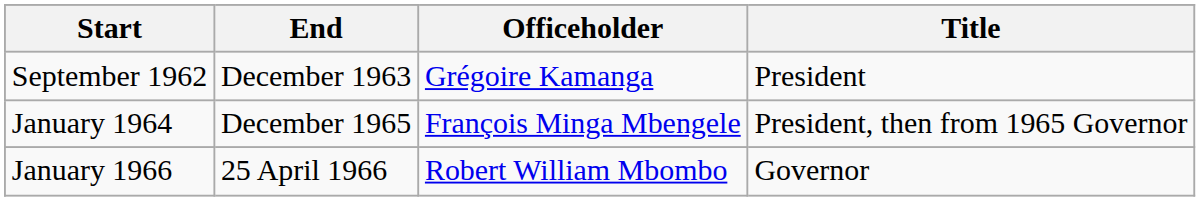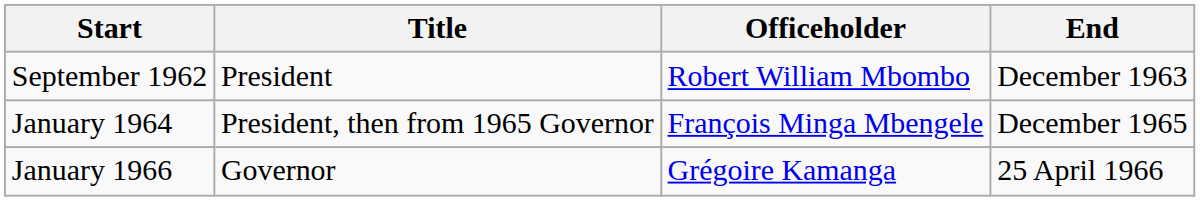columns swapped: (316, 28) <-> (971, 28)
(539, 75) Grégoire Kamanga -> (819, 75) Robert William Mbombo
(576, 170) Robert William Mbombo -> (782, 170) Grégoire Kamanga
